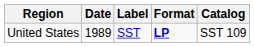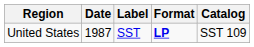(98, 33) 1989 -> (98, 33) 1987
